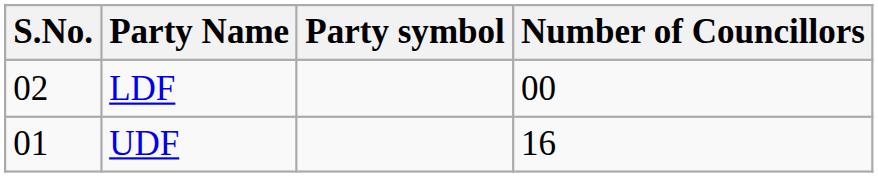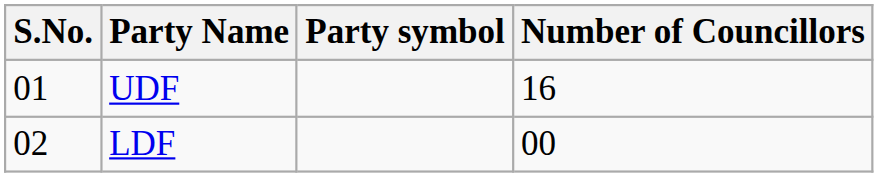rows swapped: (144, 143) <-> (142, 87)
